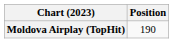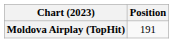(148, 29) 190 -> (148, 29) 191
